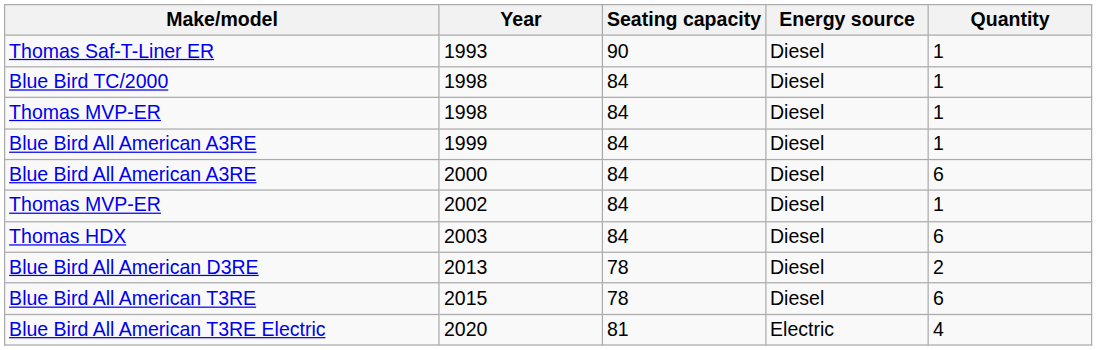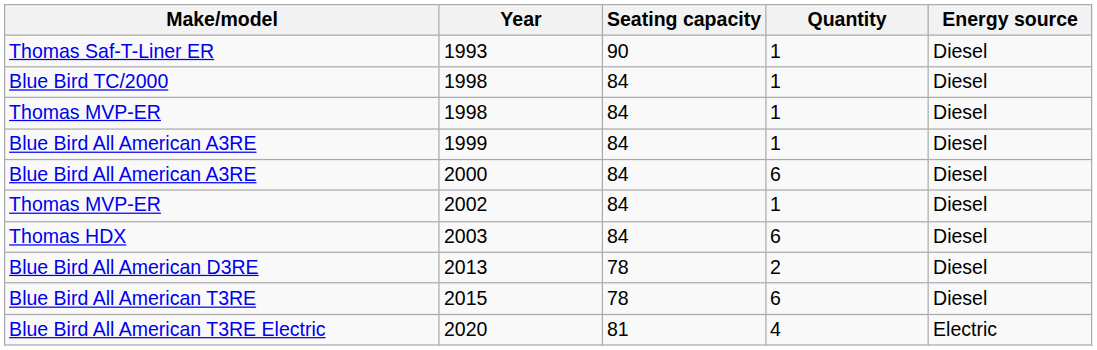columns swapped: (847, 19) <-> (1010, 19)
